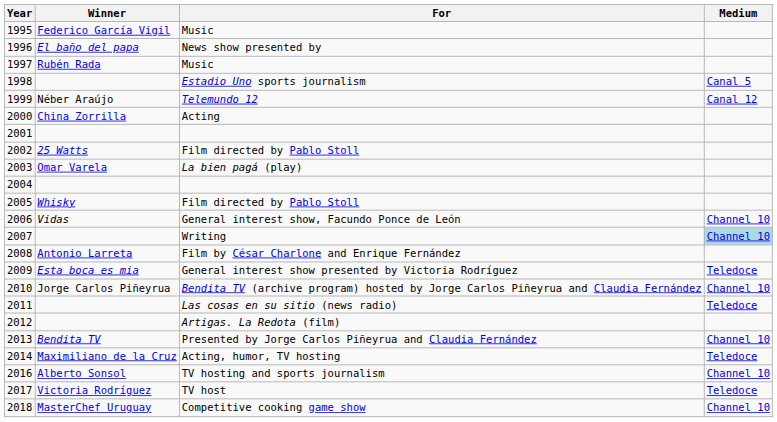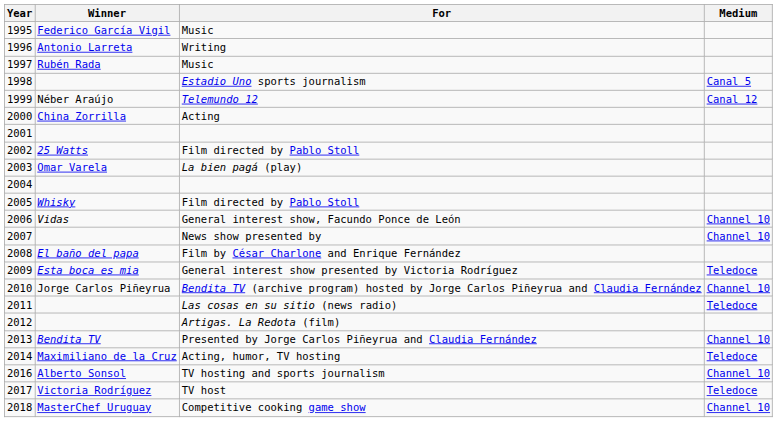(88, 47) El baño del papa -> (85, 47) Antonio Larreta
(252, 47) News show presented by -> (204, 47) Writing
(204, 236) Writing -> (252, 236) News show presented by
(738, 236) lightblue background -> (738, 236) no background
(85, 253) Antonio Larreta -> (88, 253) El baño del papa
